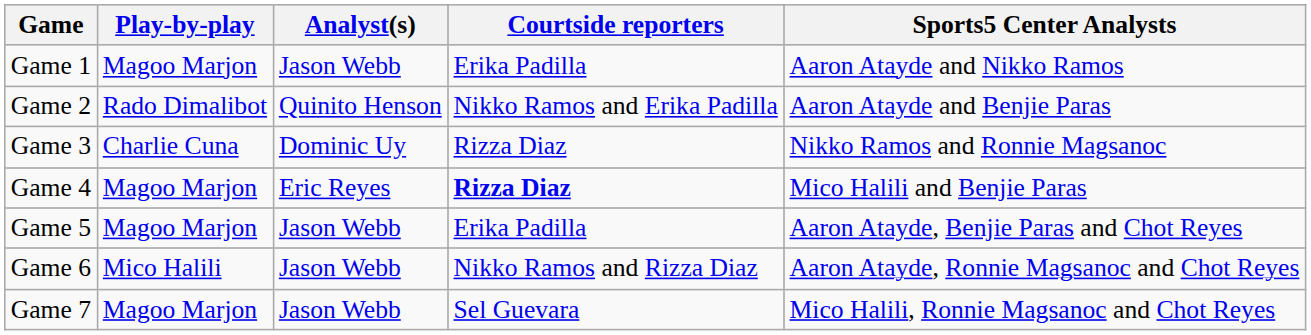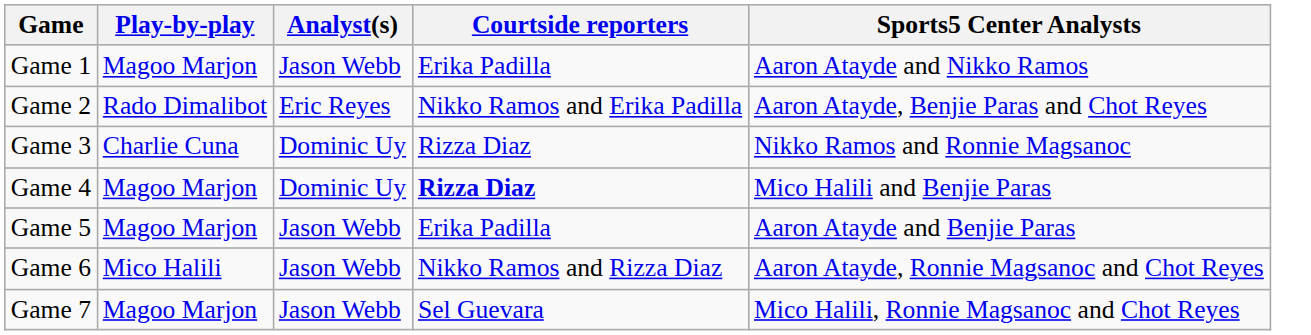(360, 106) Quinito Henson -> (335, 106) Eric Reyes
(950, 106) Aaron Atayde and Benjie Paras -> (980, 106) Aaron Atayde, Benjie Paras and Chot Reyes
(335, 187) Eric Reyes -> (343, 187) Dominic Uy
(1016, 227) Aaron Atayde, Benjie Paras and Chot Reyes -> (915, 227) Aaron Atayde and Benjie Paras
